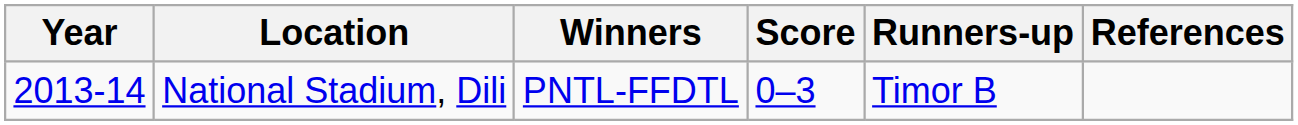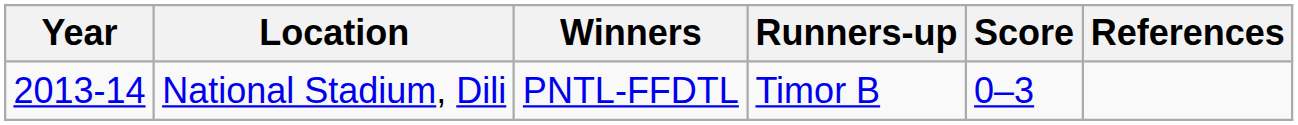columns swapped: (805, 33) <-> (973, 33)
